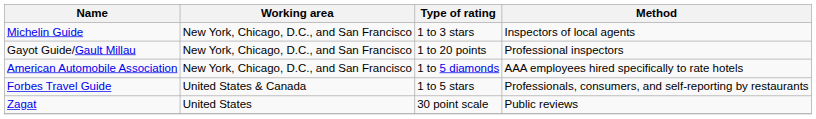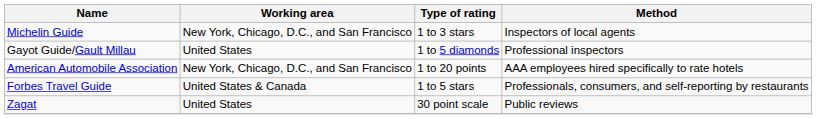(297, 50) New York, Chicago, D.C., and San Francisco -> (217, 50) United States
(452, 50) 1 to 20 points -> (458, 50) 1 to 5 diamonds
(458, 68) 1 to 5 diamonds -> (452, 68) 1 to 20 points
